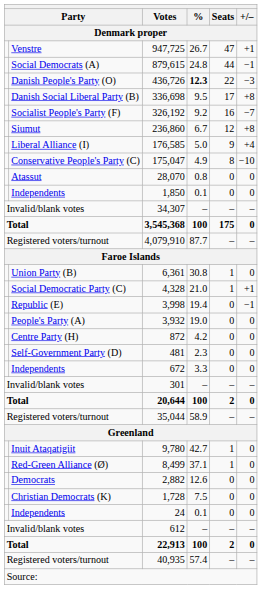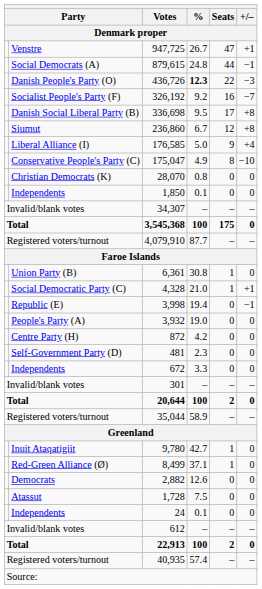rows swapped: (169, 97) <-> (169, 113)
(26, 177) Atassut -> (61, 177) Christian Democrats (K)
(61, 496) Christian Democrats (K) -> (26, 496) Atassut
